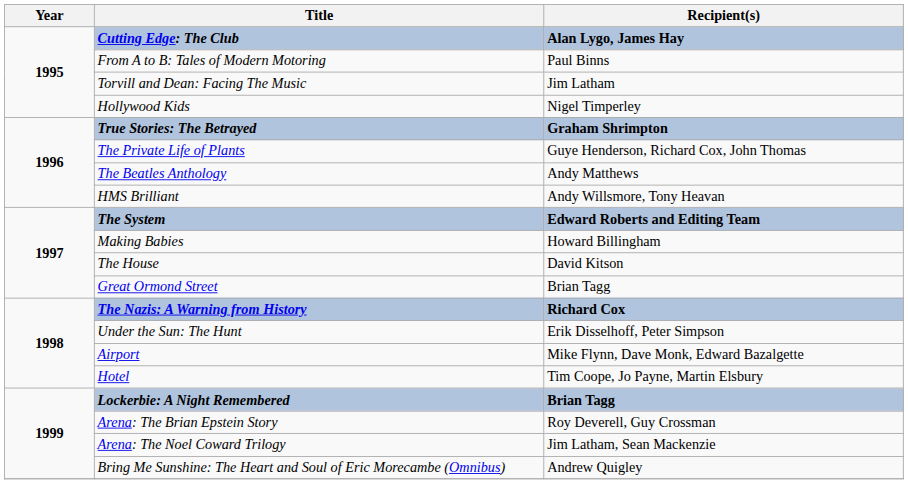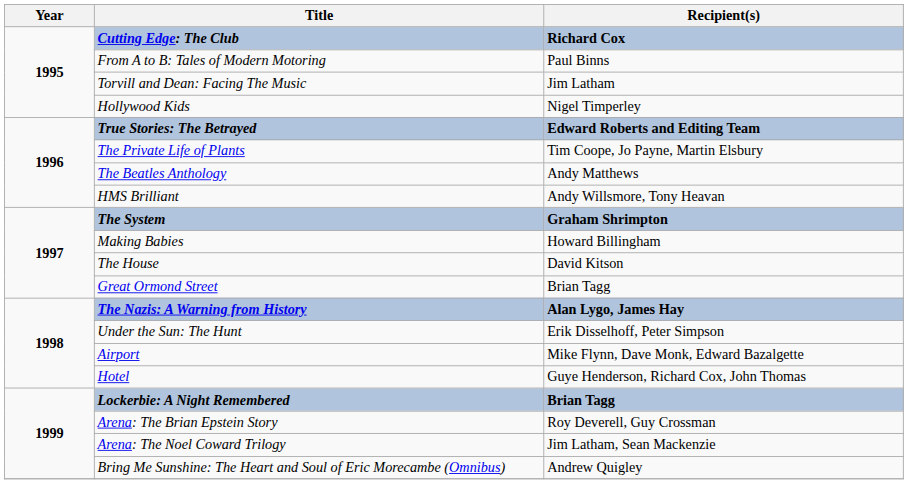(616, 38) Alan Lygo, James Hay -> (586, 38) Richard Cox
(607, 128) Graham Shrimpton -> (654, 128) Edward Roberts and Editing Team
(677, 151) Guye Henderson, Richard Cox, John Thomas -> (655, 151) Tim Coope, Jo Payne, Martin Elsbury
(654, 219) Edward Roberts and Editing Team -> (607, 219) Graham Shrimpton
(586, 309) Richard Cox -> (616, 309) Alan Lygo, James Hay
(655, 377) Tim Coope, Jo Payne, Martin Elsbury -> (677, 377) Guye Henderson, Richard Cox, John Thomas
